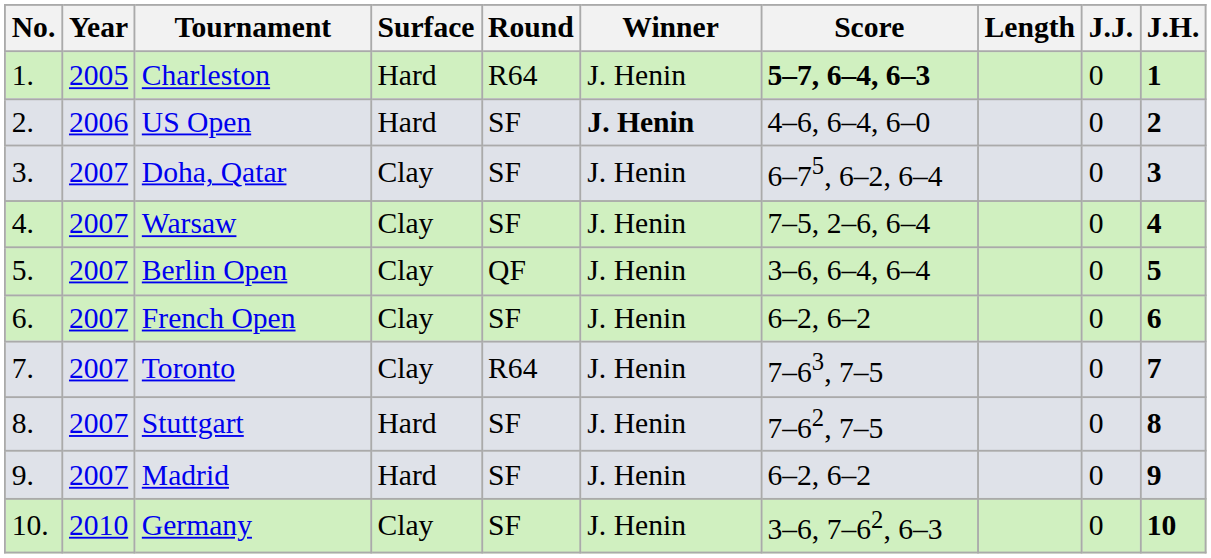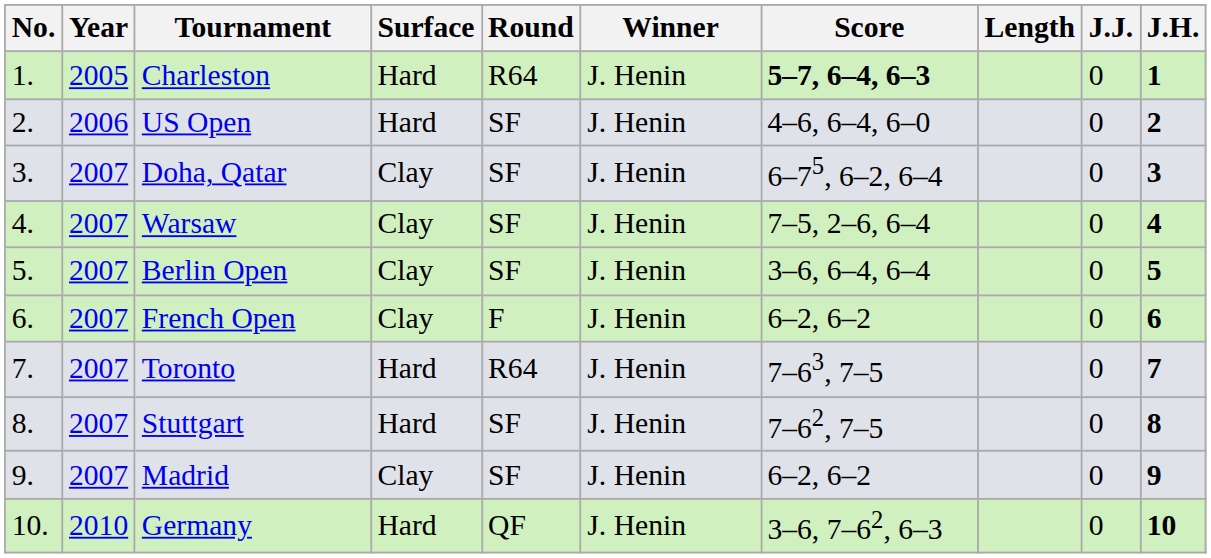(641, 121) bold -> (637, 121) normal
(507, 270) QF -> (505, 270) SF
(505, 317) SF -> (496, 317) F
(405, 368) Clay -> (407, 368) Hard
(407, 474) Hard -> (405, 474) Clay
(405, 525) Clay -> (407, 525) Hard
(505, 525) SF -> (507, 525) QF
